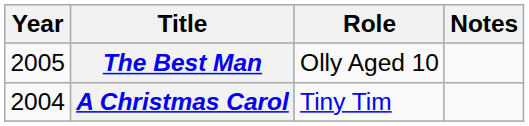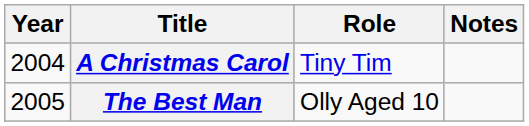rows swapped: (182, 101) <-> (182, 62)
